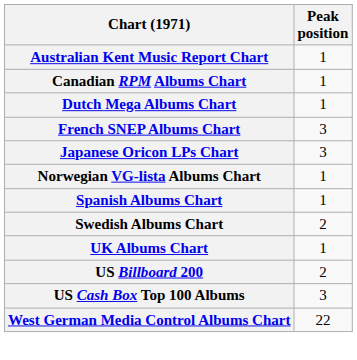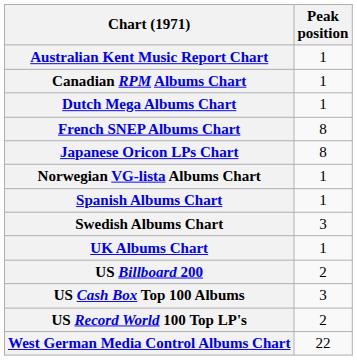(323, 128) 3 -> (323, 128) 8
(323, 152) 3 -> (323, 152) 8
(323, 224) 2 -> (323, 224) 3
+ row: (149, 319)
